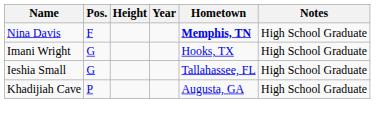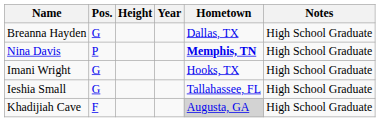+ row: (47, 32)
(90, 32) F -> (95, 51) P
(90, 88) P -> (95, 107) F
(213, 88) no background -> (218, 107) lightgrey background
